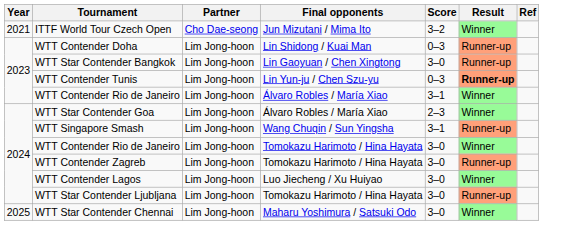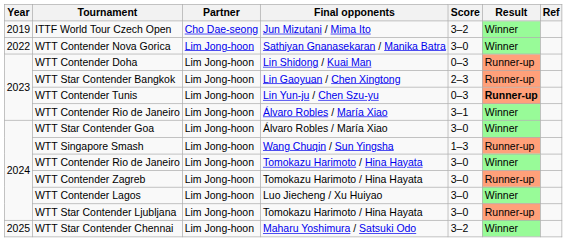(18, 29) 2021 -> (18, 29) 2019
+ row: (103, 46)
(436, 63) 3–0 -> (460, 79) 2–3
(436, 112) 2–3 -> (460, 129) 3–0
(436, 129) 3–1 -> (460, 146) 1–3
(436, 212) 3–0 -> (460, 229) 3–2
